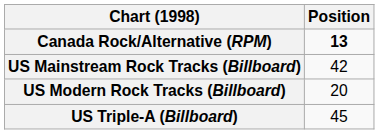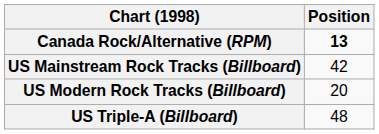(339, 116) 45 -> (339, 116) 48
